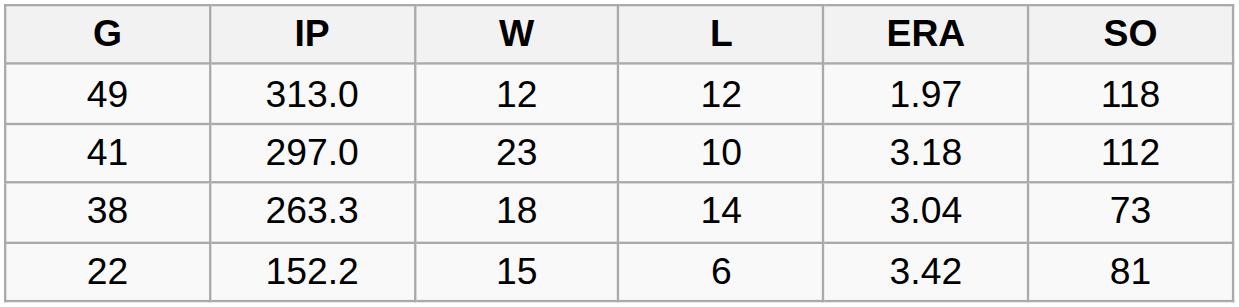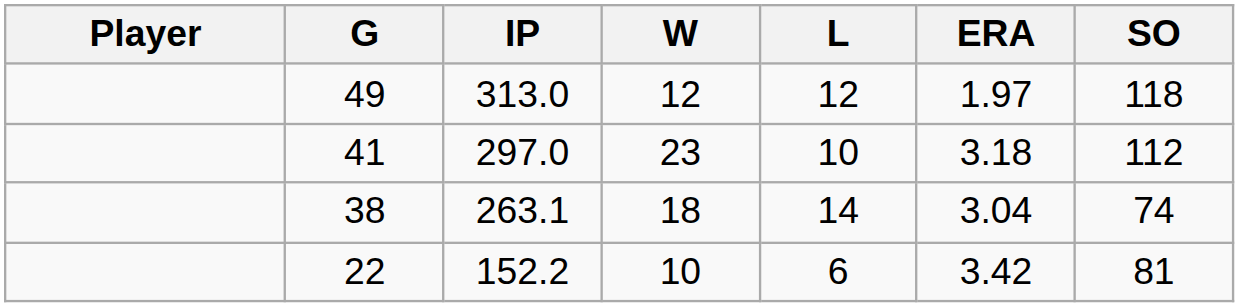+ column: (145, 34)
(312, 211) 263.3 -> (523, 211) 263.1
(1131, 211) 73 -> (1154, 211) 74
(517, 270) 15 -> (680, 270) 10
